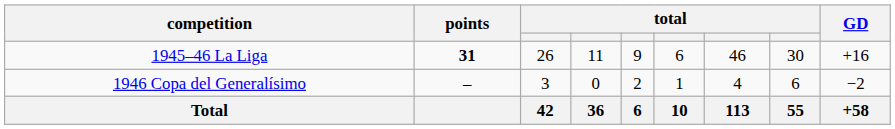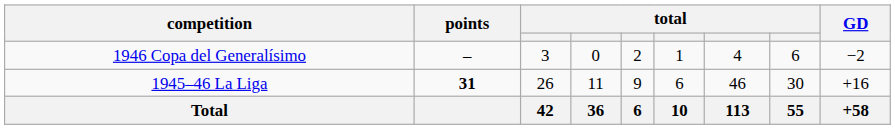rows swapped: (209, 54) <-> (209, 82)
